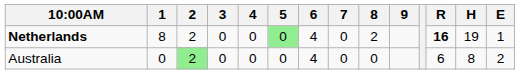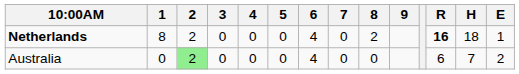(283, 36) lightgreen background -> (283, 36) no background
(471, 36) 19 -> (471, 36) 18
(471, 58) 8 -> (471, 58) 7
